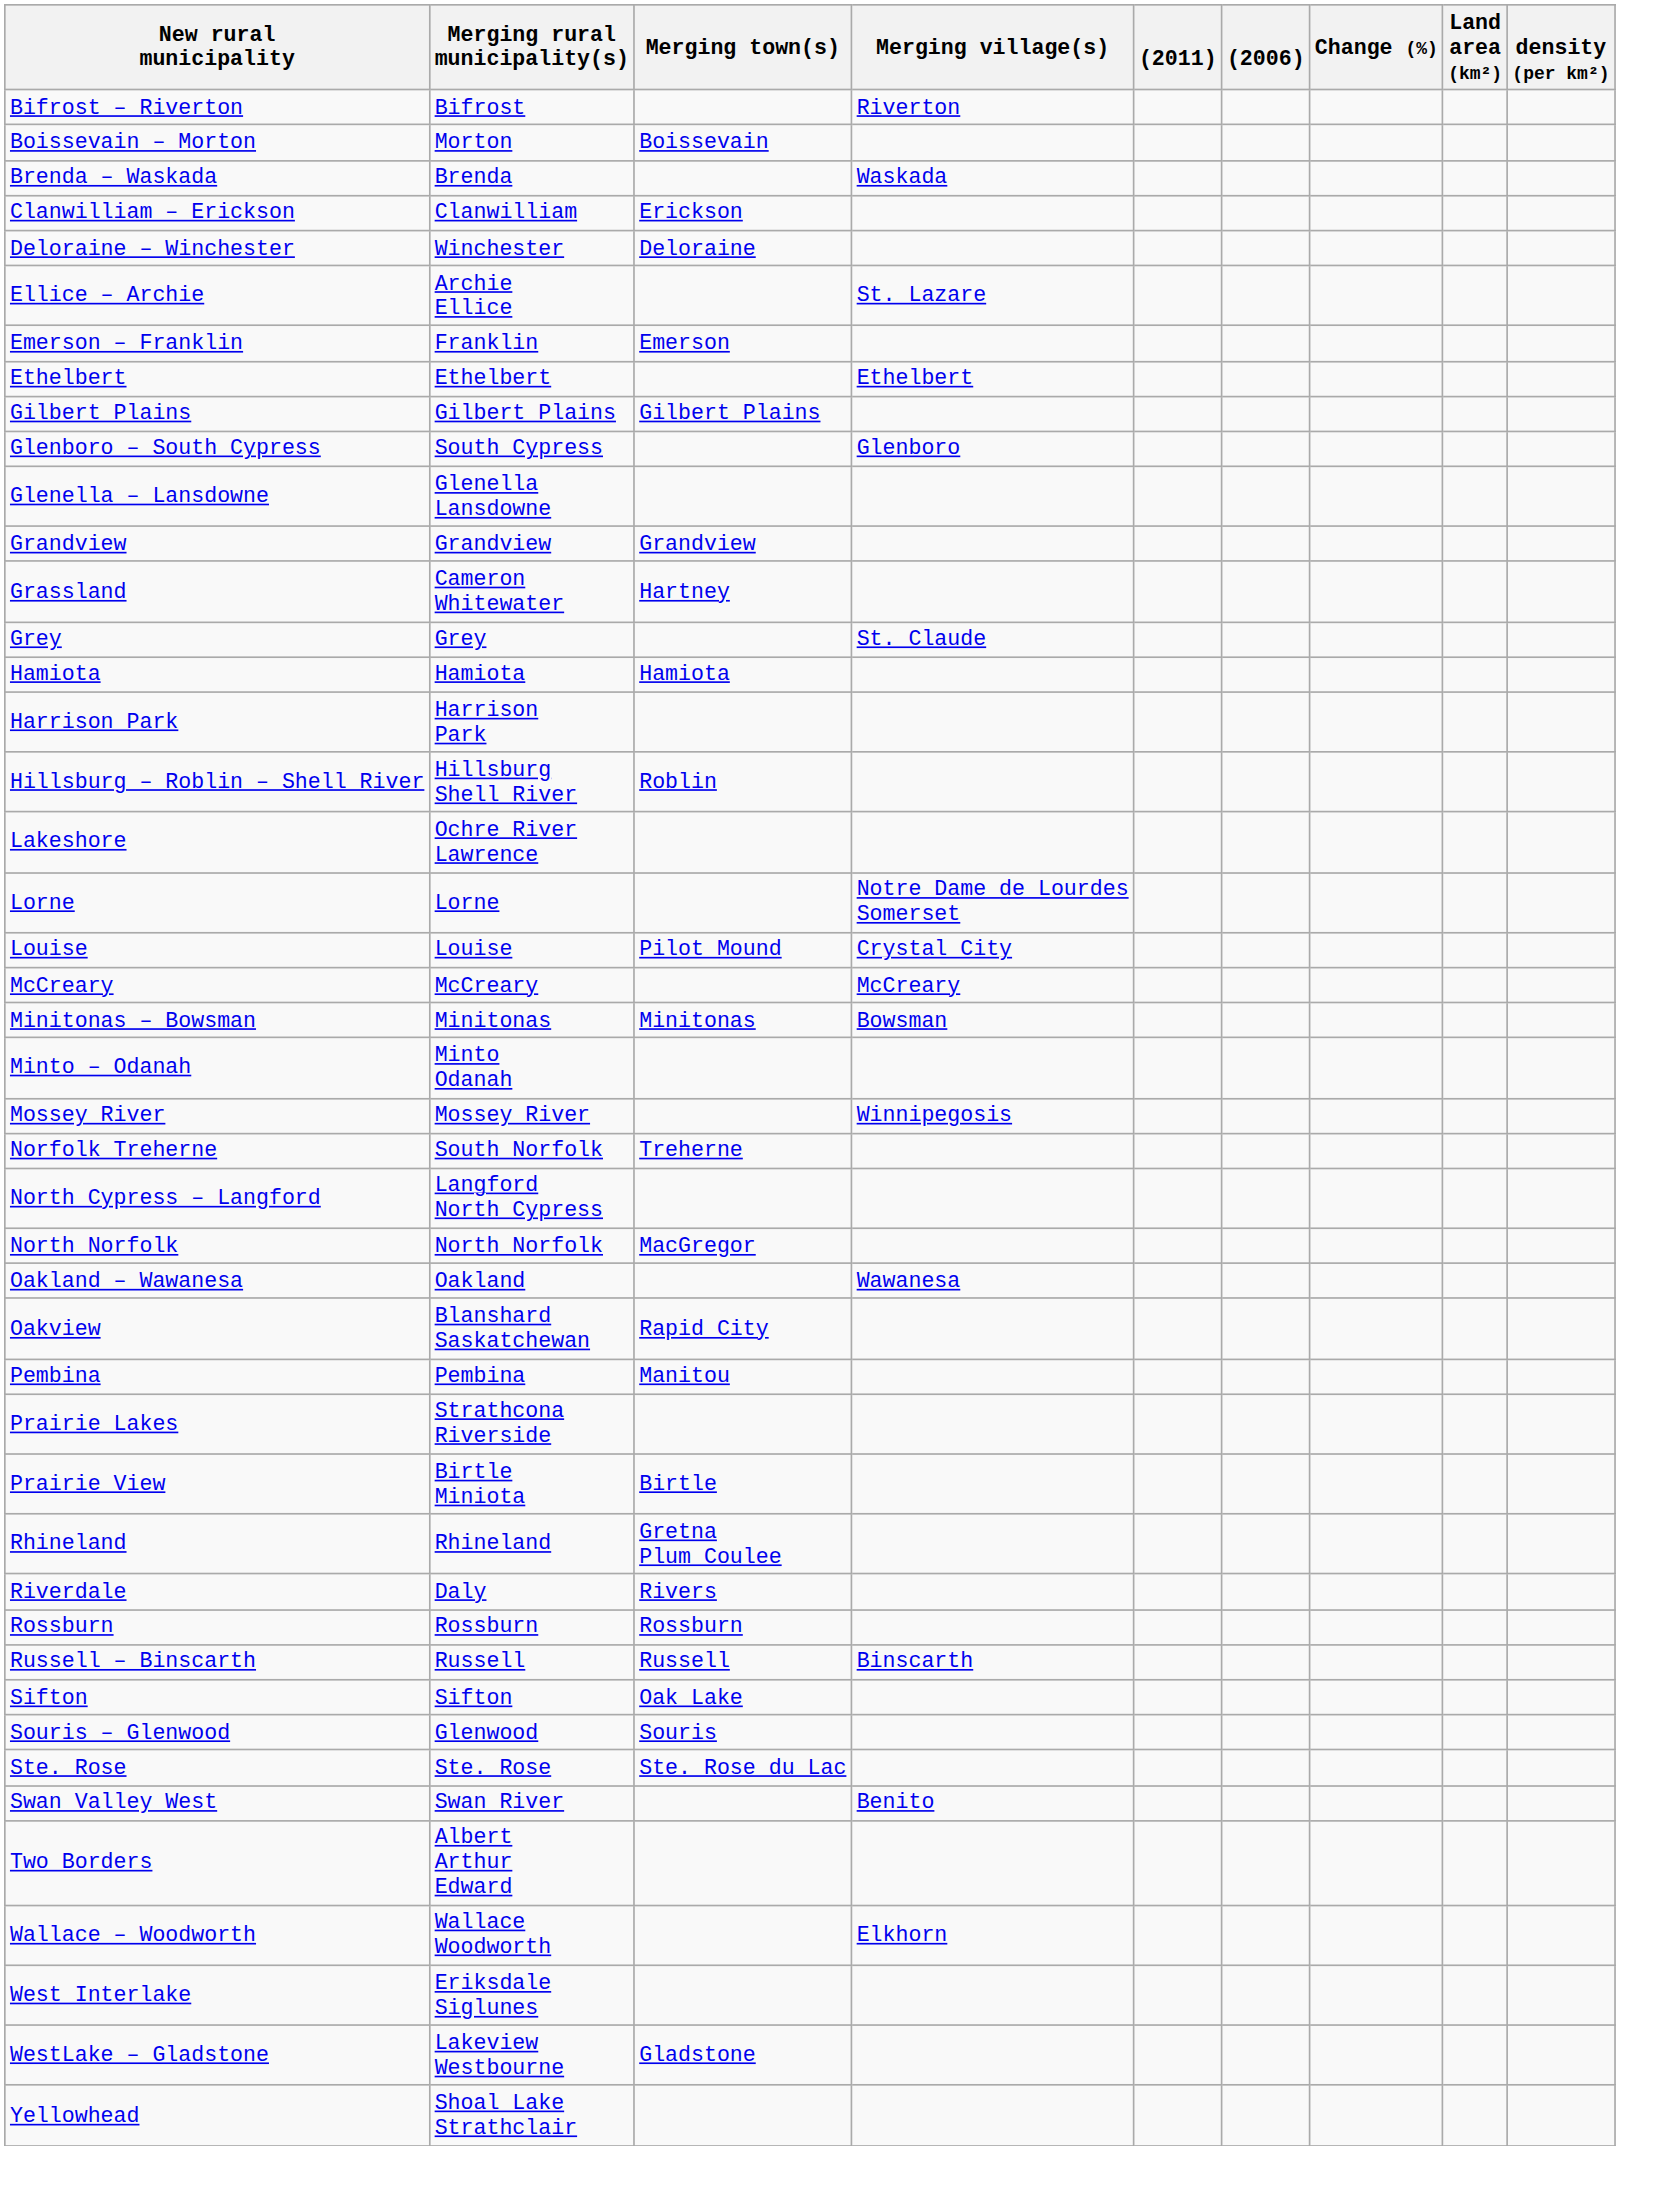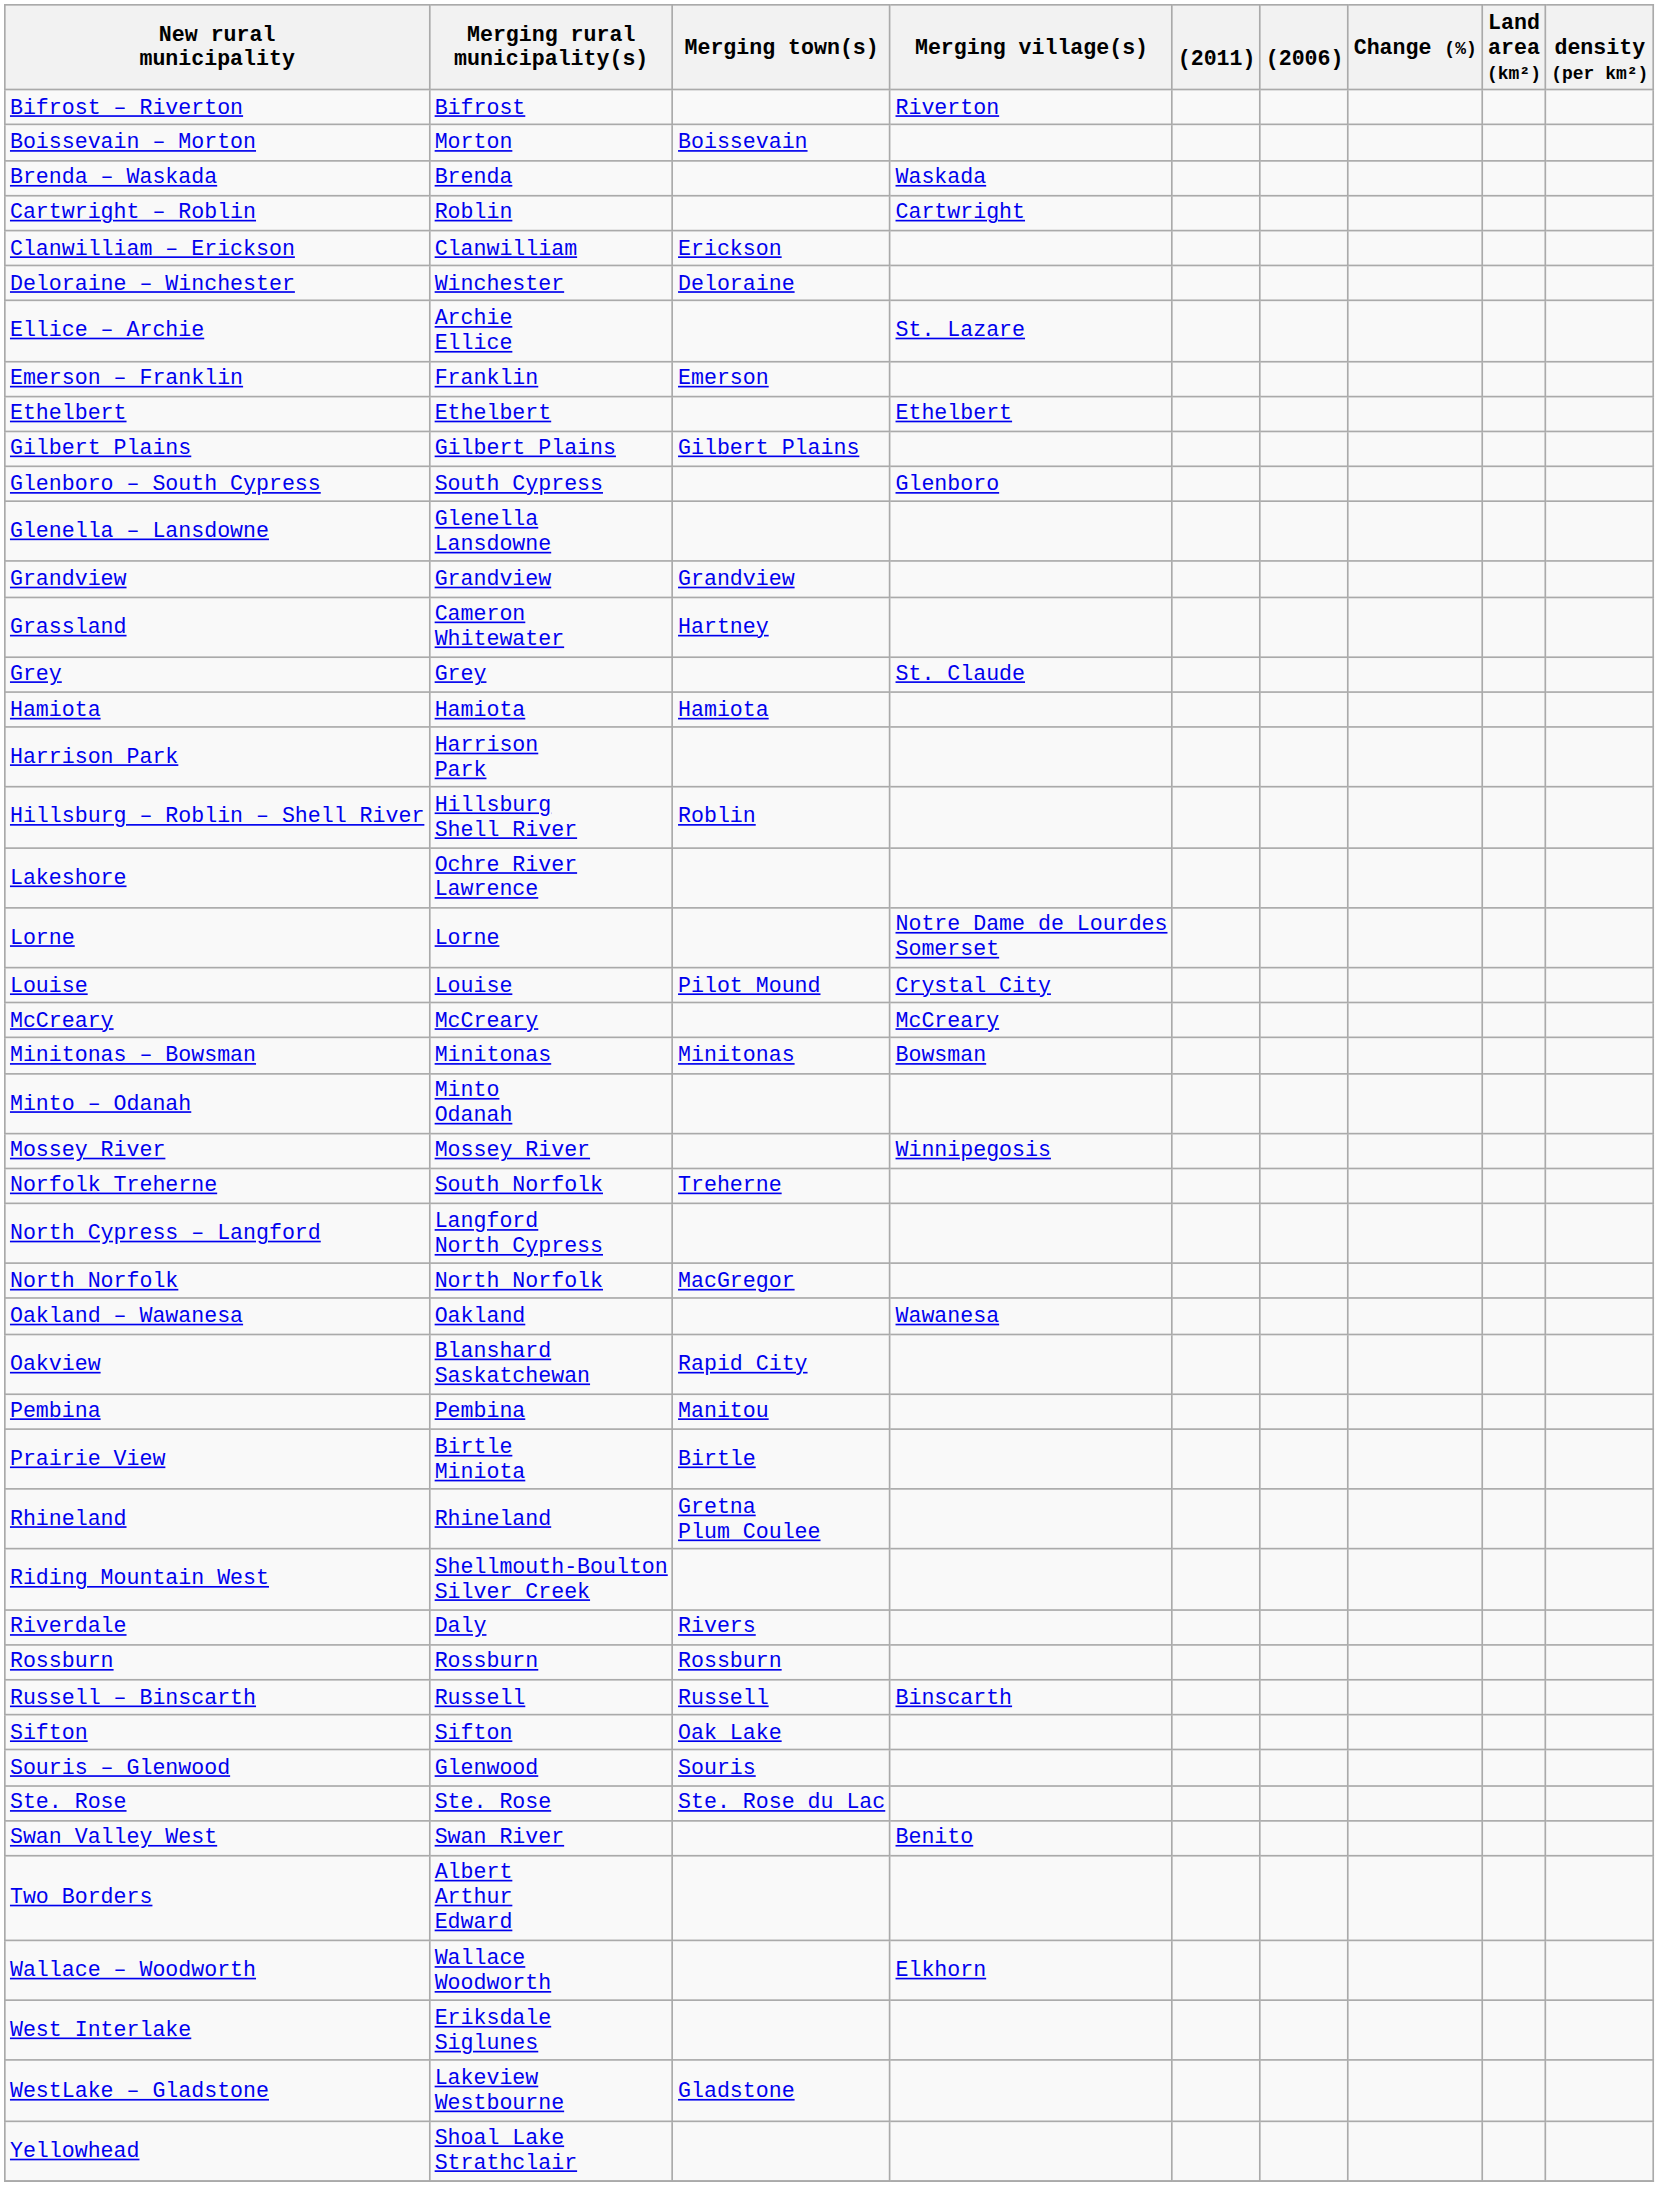+ row: (133, 213)
- row: (94, 1424)
+ row: (139, 1579)
